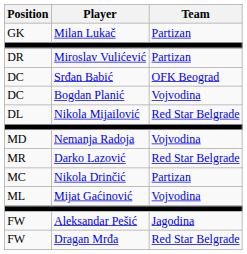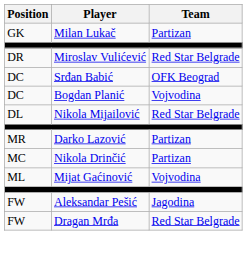(171, 57) Partizan -> (196, 57) Red Star Belgrade
- row: (17, 139)
(196, 158) Red Star Belgrade -> (171, 139) Partizan
